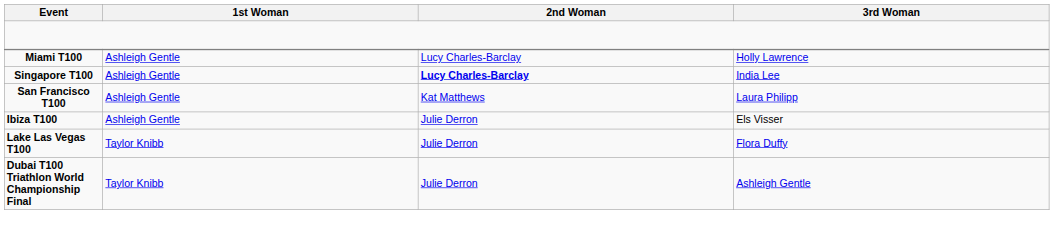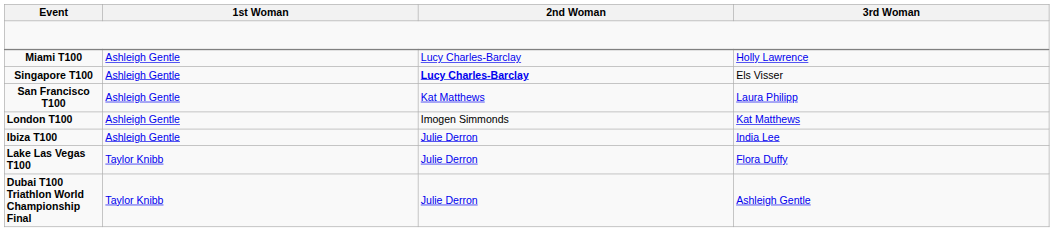(758, 75) India Lee -> (760, 75) Els Visser
+ row: (40, 120)
(760, 120) Els Visser -> (758, 137) India Lee
